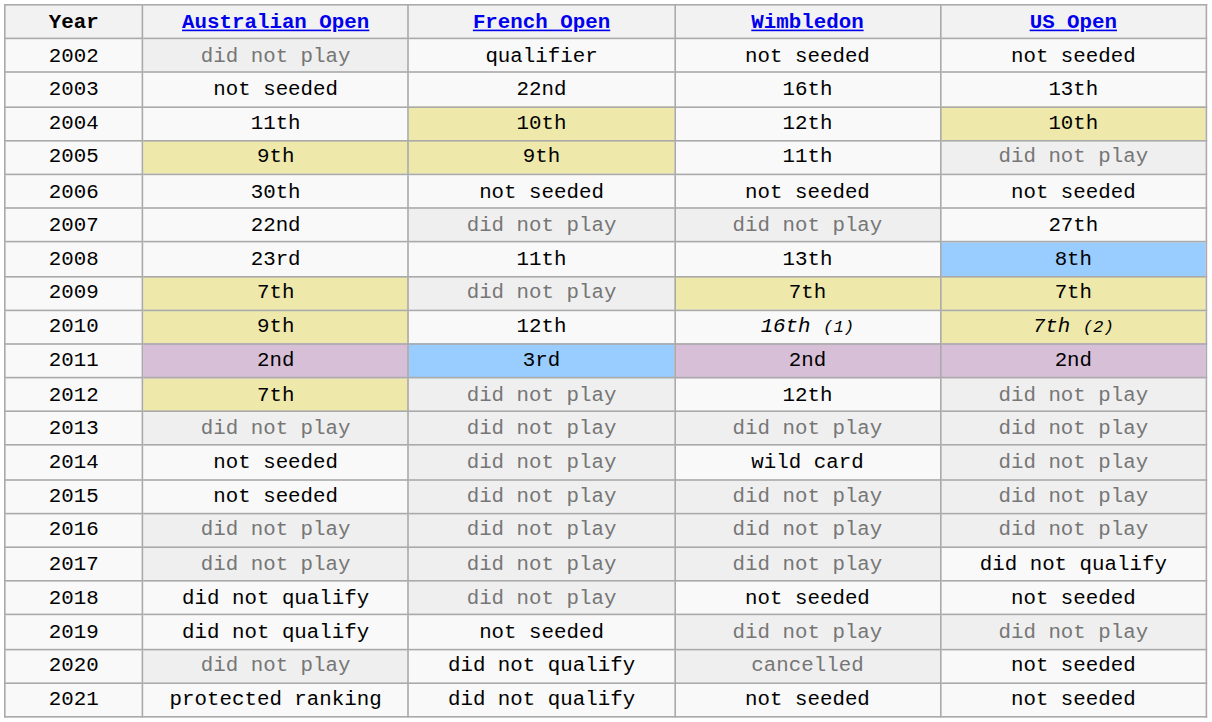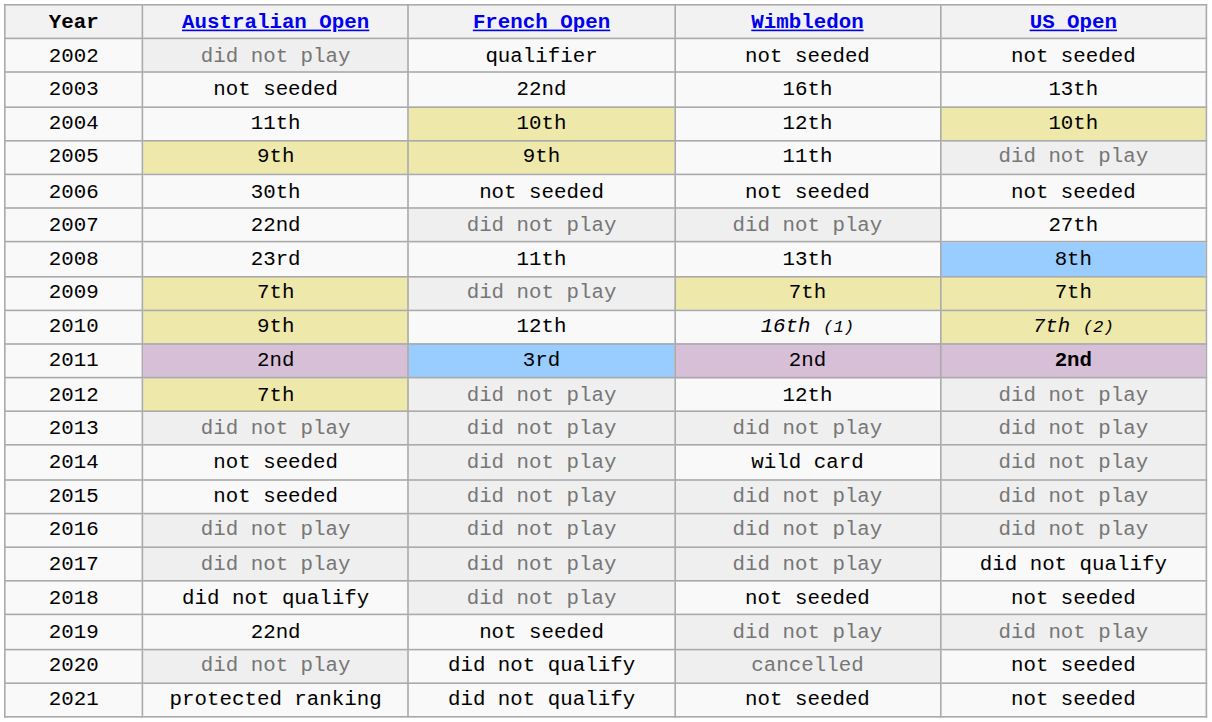(1073, 361) normal -> (1073, 361) bold
(276, 632) did not qualify -> (276, 632) 22nd
